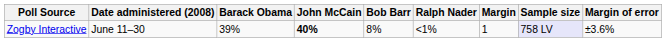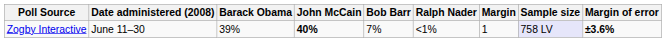(374, 29) 8% -> (374, 29) 7%
(600, 29) normal -> (600, 29) bold
